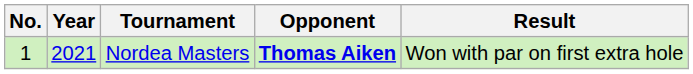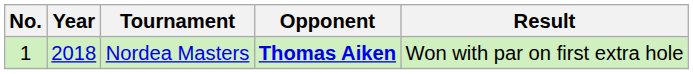(74, 53) 2021 -> (74, 53) 2018
